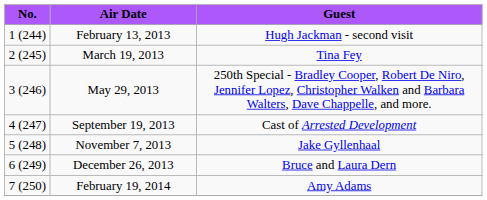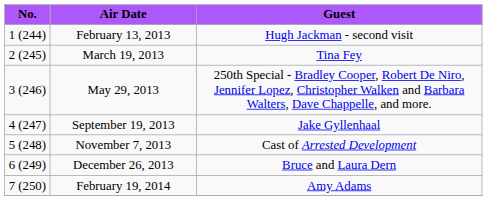(339, 124) Cast of Arrested Development -> (339, 124) Jake Gyllenhaal
(339, 144) Jake Gyllenhaal -> (339, 144) Cast of Arrested Development
